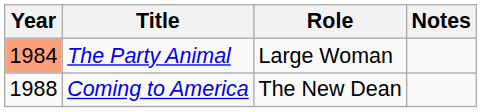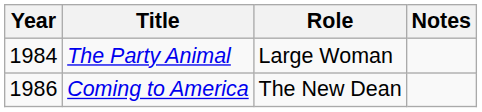(33, 55) lightsalmon background -> (33, 55) no background
(33, 89) 1988 -> (33, 89) 1986
